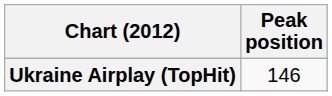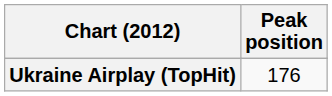(284, 74) 146 -> (284, 74) 176
